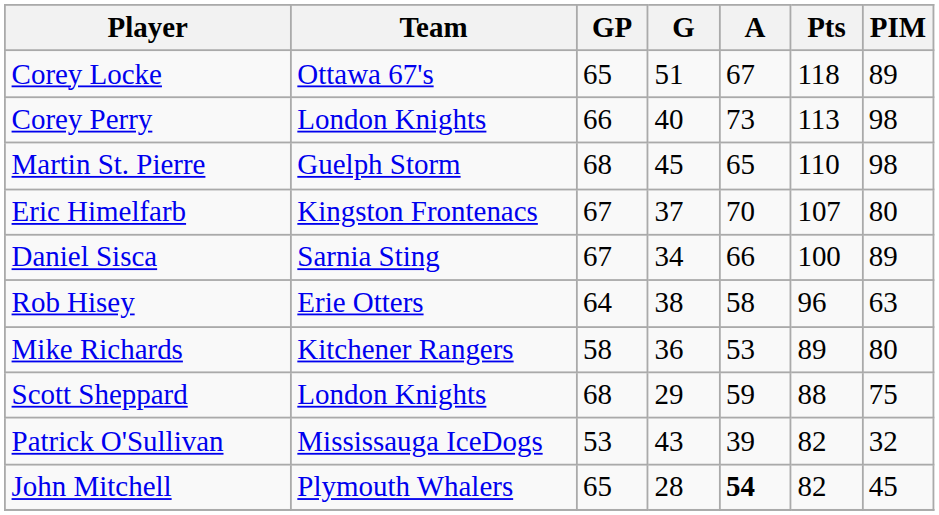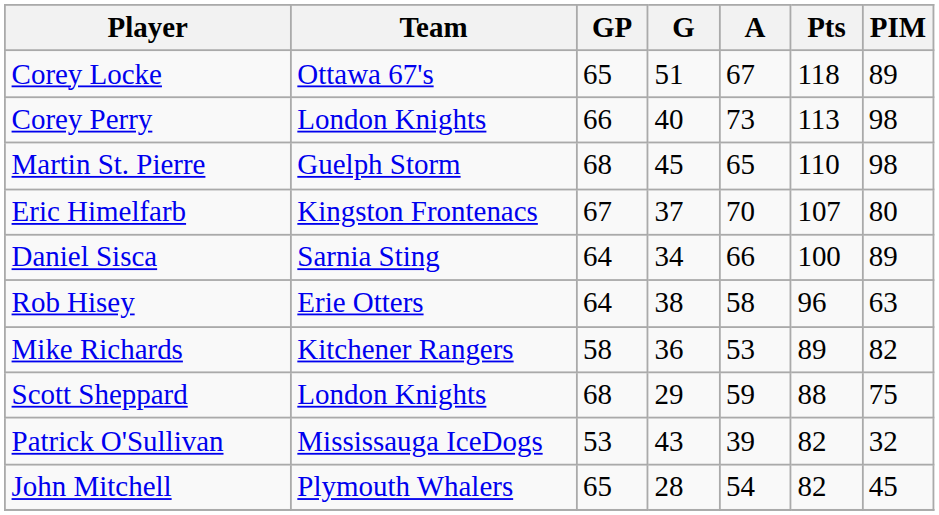(598, 257) 67 -> (598, 257) 64
(883, 348) 80 -> (883, 348) 82
(740, 486) bold -> (740, 486) normal
